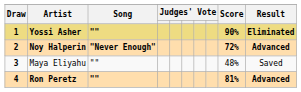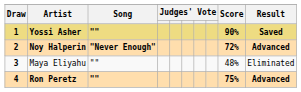(271, 32) Eliminated -> (271, 32) Saved
(271, 63) Saved -> (271, 63) Eliminated
(232, 79) 81% -> (232, 79) 75%
